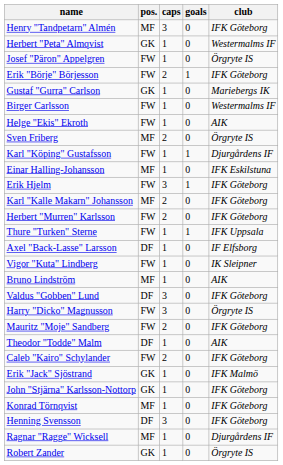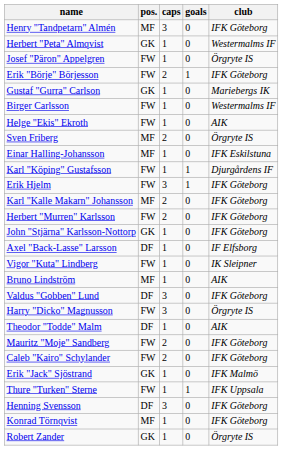rows swapped: (59, 153) <-> (55, 169)
rows swapped: (71, 389) <-> (52, 232)
rows swapped: (54, 342) <-> (58, 327)
rows swapped: (44, 421) <-> (42, 405)
- row: (57, 437)
